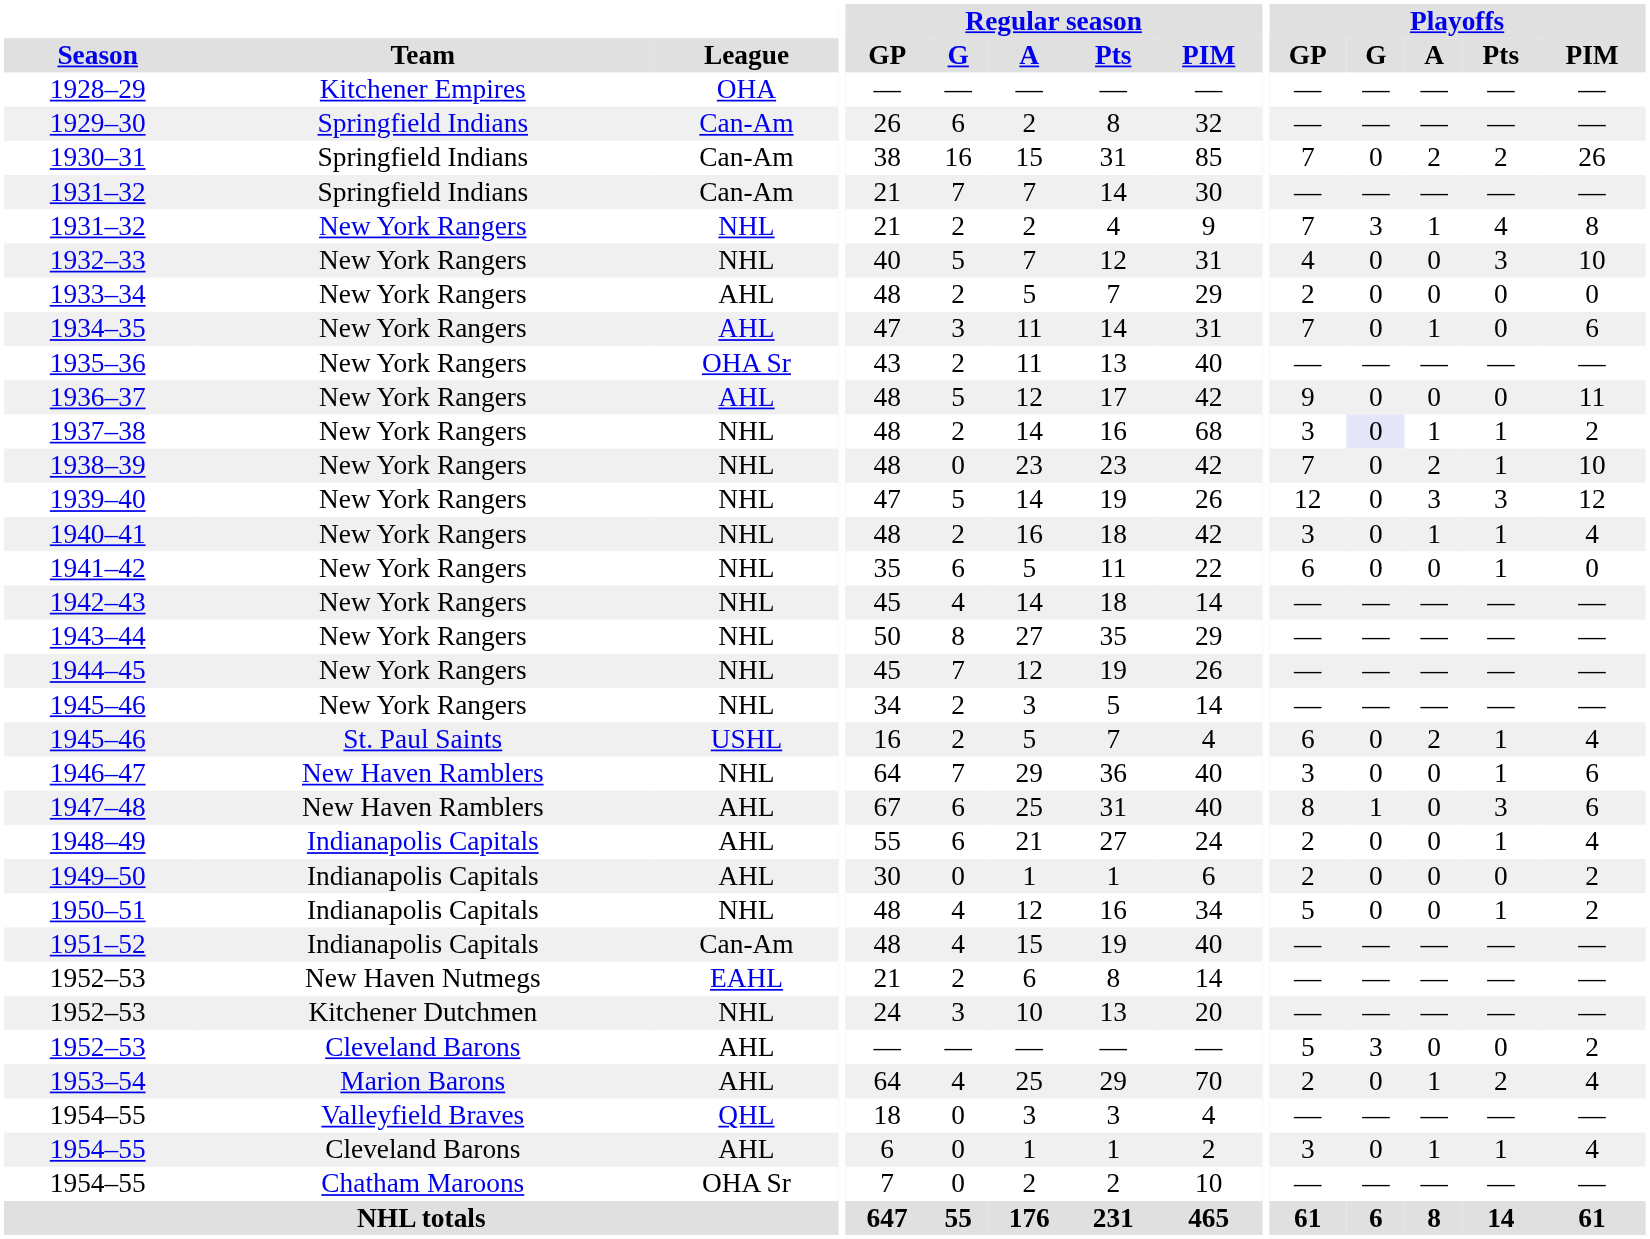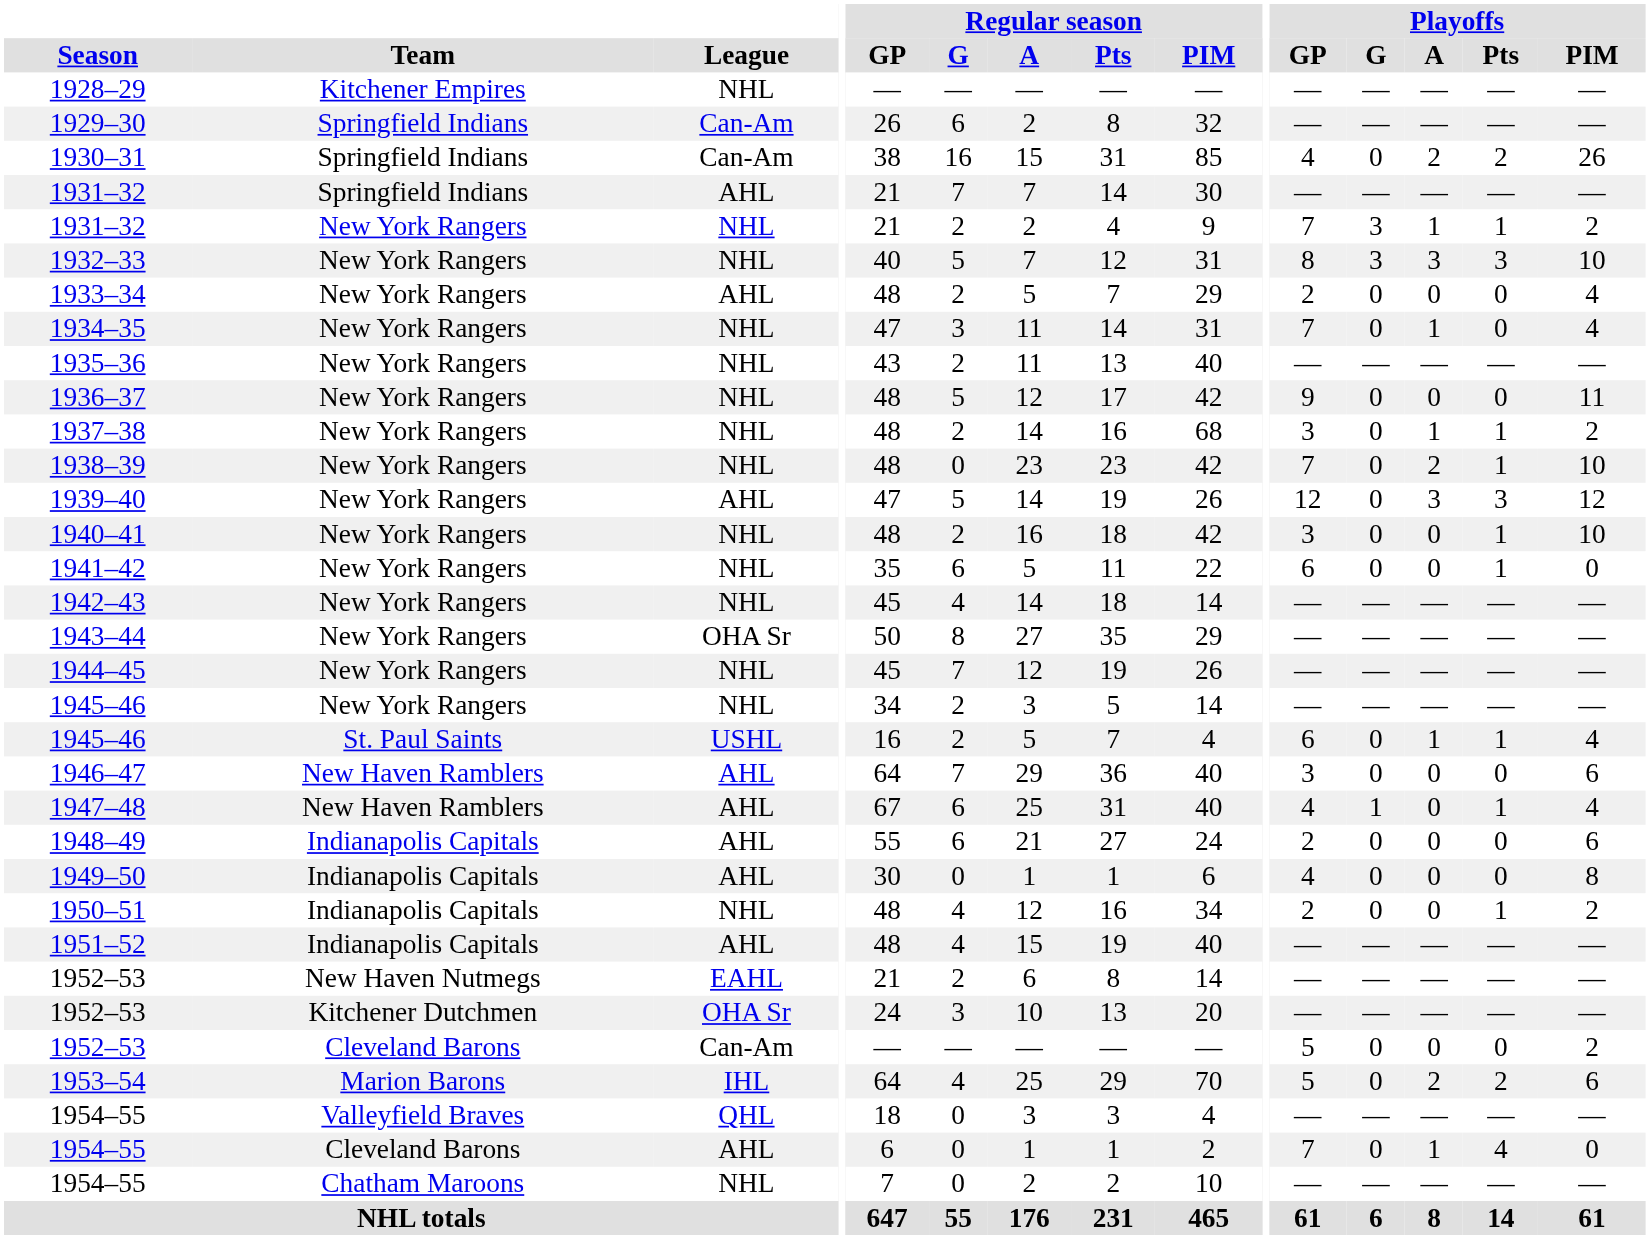(746, 89) OHA -> (746, 89) NHL
(1308, 157) 7 -> (1308, 157) 4
(746, 191) Can-Am -> (746, 191) AHL
(1501, 225) 4 -> (1501, 225) 1
(1592, 225) 8 -> (1592, 225) 2
(1308, 260) 4 -> (1308, 260) 8
(1376, 260) 0 -> (1376, 260) 3
(1434, 260) 0 -> (1434, 260) 3
(1592, 294) 0 -> (1592, 294) 4
(746, 328) AHL -> (746, 328) NHL
(1592, 328) 6 -> (1592, 328) 4
(746, 362) OHA Sr -> (746, 362) NHL
(746, 396) AHL -> (746, 396) NHL
(1376, 431) lavender background -> (1376, 431) no background
(746, 499) NHL -> (746, 499) AHL
(1434, 533) 1 -> (1434, 533) 0
(1592, 533) 4 -> (1592, 533) 10
(746, 636) NHL -> (746, 636) OHA Sr
(1434, 738) 2 -> (1434, 738) 1
(746, 773) NHL -> (746, 773) AHL
(1501, 773) 1 -> (1501, 773) 0
(1308, 807) 8 -> (1308, 807) 4
(1501, 807) 3 -> (1501, 807) 1
(1592, 807) 6 -> (1592, 807) 4
(1501, 841) 1 -> (1501, 841) 0
(1592, 841) 4 -> (1592, 841) 6
(1308, 875) 2 -> (1308, 875) 4
(1592, 875) 2 -> (1592, 875) 8
(1308, 909) 5 -> (1308, 909) 2
(746, 944) Can-Am -> (746, 944) AHL
(746, 1012) NHL -> (746, 1012) OHA Sr
(746, 1046) AHL -> (746, 1046) Can-Am
(1376, 1046) 3 -> (1376, 1046) 0
(746, 1080) AHL -> (746, 1080) IHL
(1308, 1080) 2 -> (1308, 1080) 5
(1434, 1080) 1 -> (1434, 1080) 2
(1592, 1080) 4 -> (1592, 1080) 6
(1308, 1149) 3 -> (1308, 1149) 7
(1501, 1149) 1 -> (1501, 1149) 4
(1592, 1149) 4 -> (1592, 1149) 0
(746, 1183) OHA Sr -> (746, 1183) NHL
